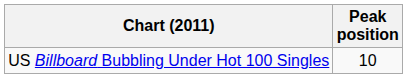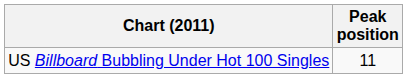(368, 60) 10 -> (368, 60) 11
